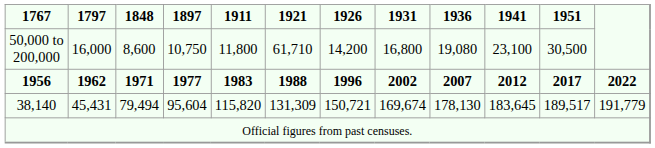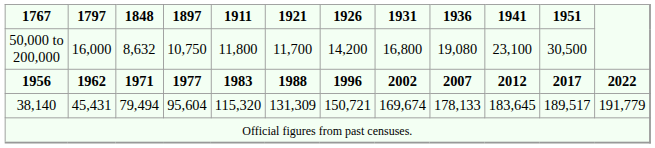(139, 49) 8,600 -> (139, 49) 8,632
(293, 49) 61,710 -> (293, 49) 11,700
(238, 105) 115,820 -> (238, 105) 115,320
(457, 105) 178,130 -> (457, 105) 178,133
